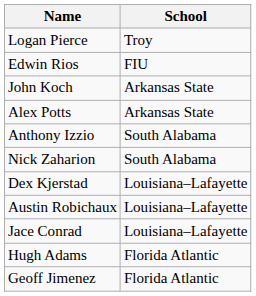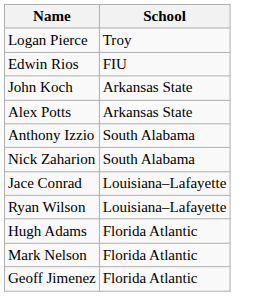- row: (48, 183)
- row: (62, 207)
+ row: (47, 207)
+ row: (47, 254)
